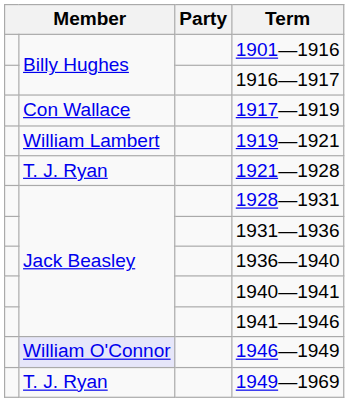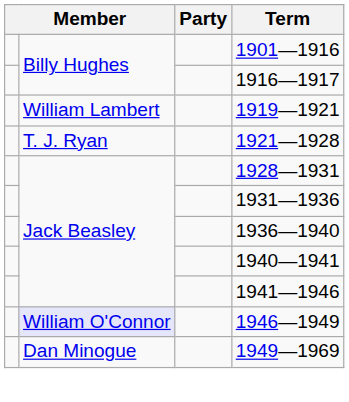- row: (288, 110)
(65, 381) T. J. Ryan -> (80, 351) Dan Minogue
